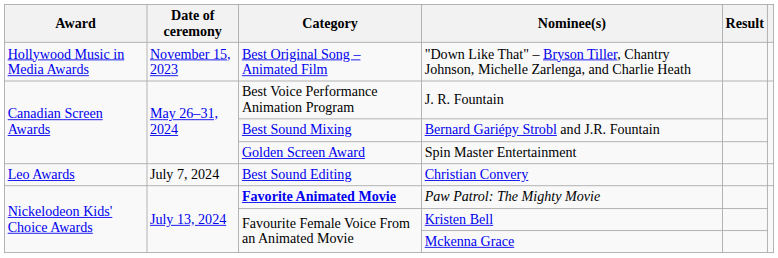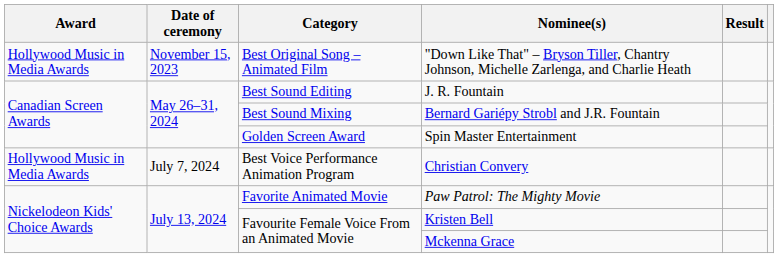(310, 99) Best Voice Performance Animation Program -> (297, 92) Best Sound Editing
(41, 174) Leo Awards -> (66, 166) Hollywood Music in Media Awards
(297, 174) Best Sound Editing -> (310, 166) Best Voice Performance Animation Program
(319, 197) bold -> (315, 197) normal
